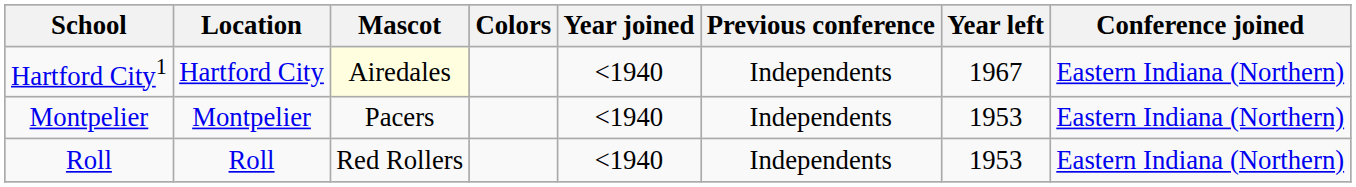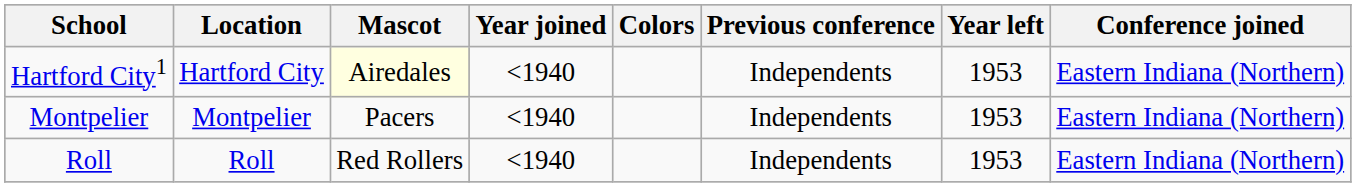columns swapped: (513, 25) <-> (629, 25)
(996, 71) 1967 -> (996, 71) 1953
